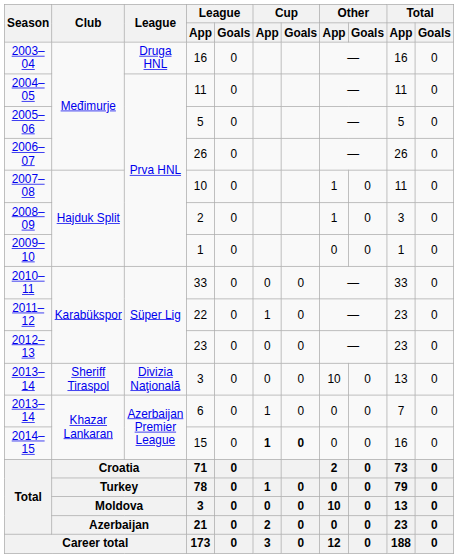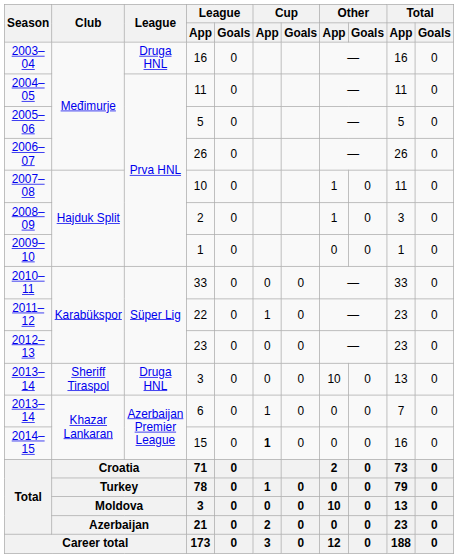(155, 379) Divizia Naţională -> (155, 379) Druga HNL
(301, 443) bold -> (301, 443) normal
